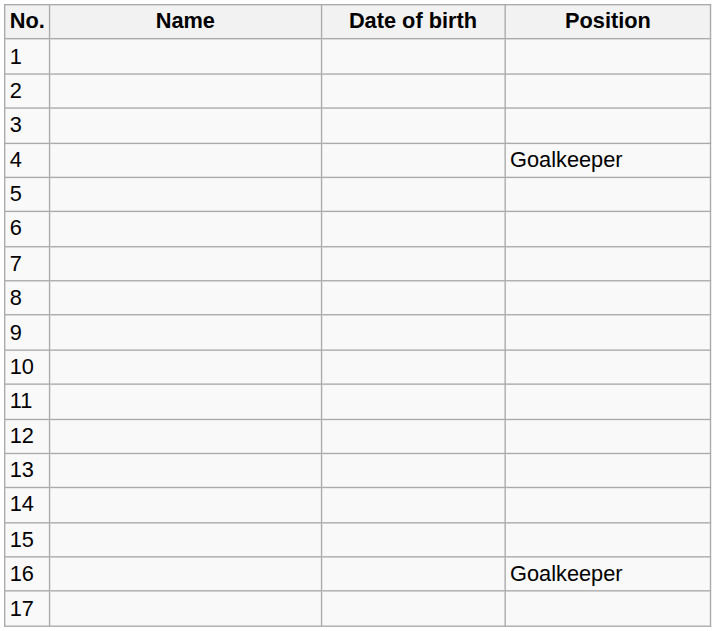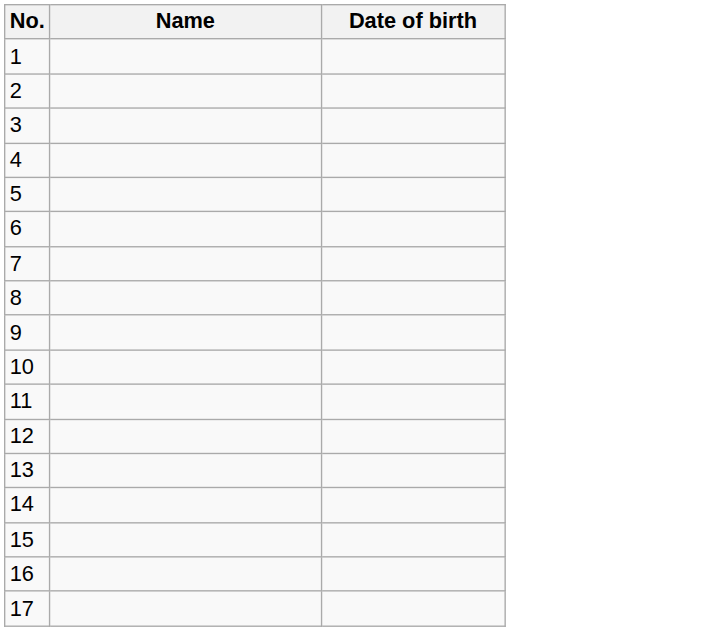- column: (608, 21)
